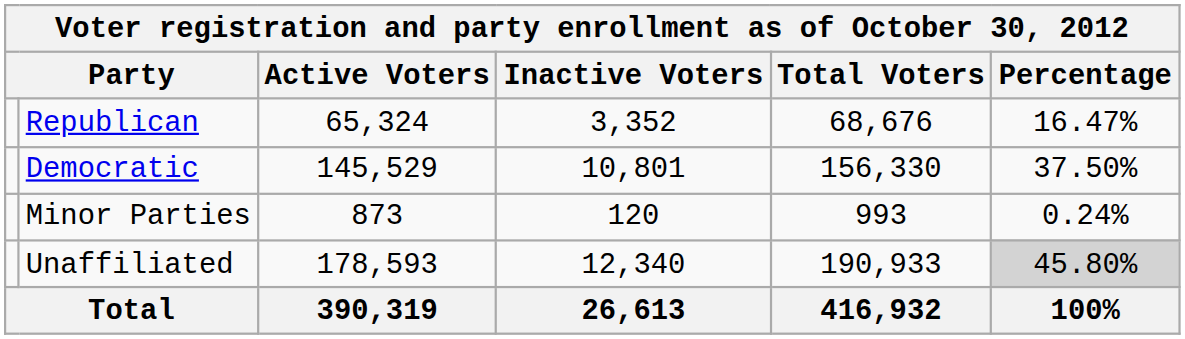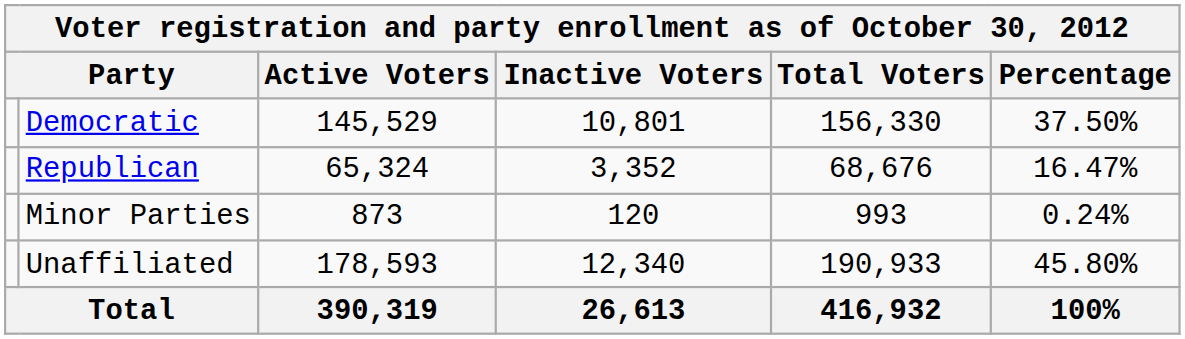rows swapped: (112, 170) <-> (112, 123)
(1085, 264) lightgrey background -> (1085, 264) no background
